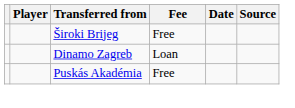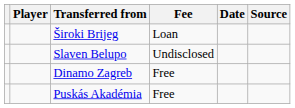(163, 34) Free -> (165, 34) Loan
+ row: (90, 53)
(165, 53) Loan -> (163, 73) Free
